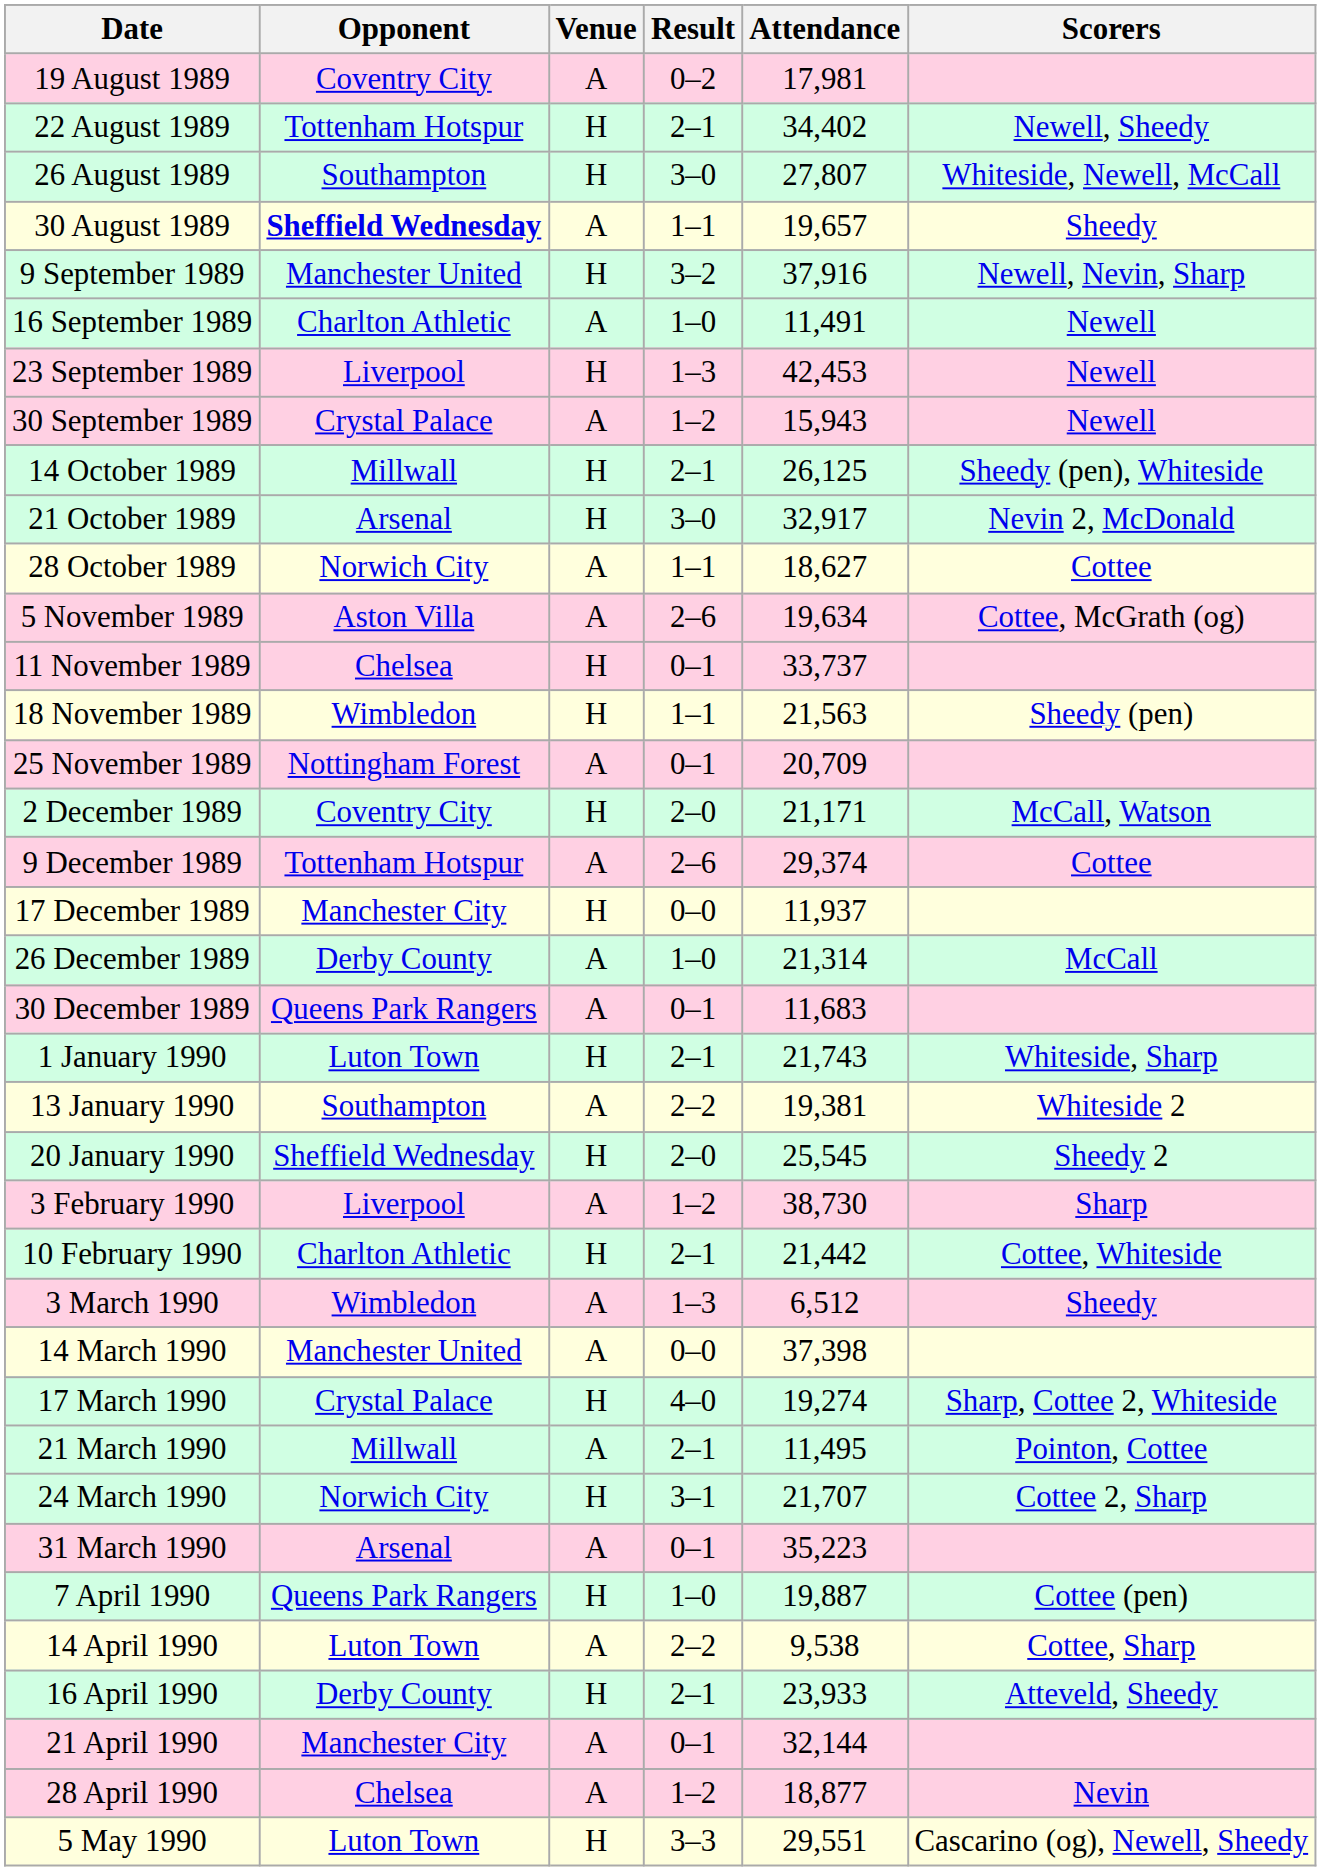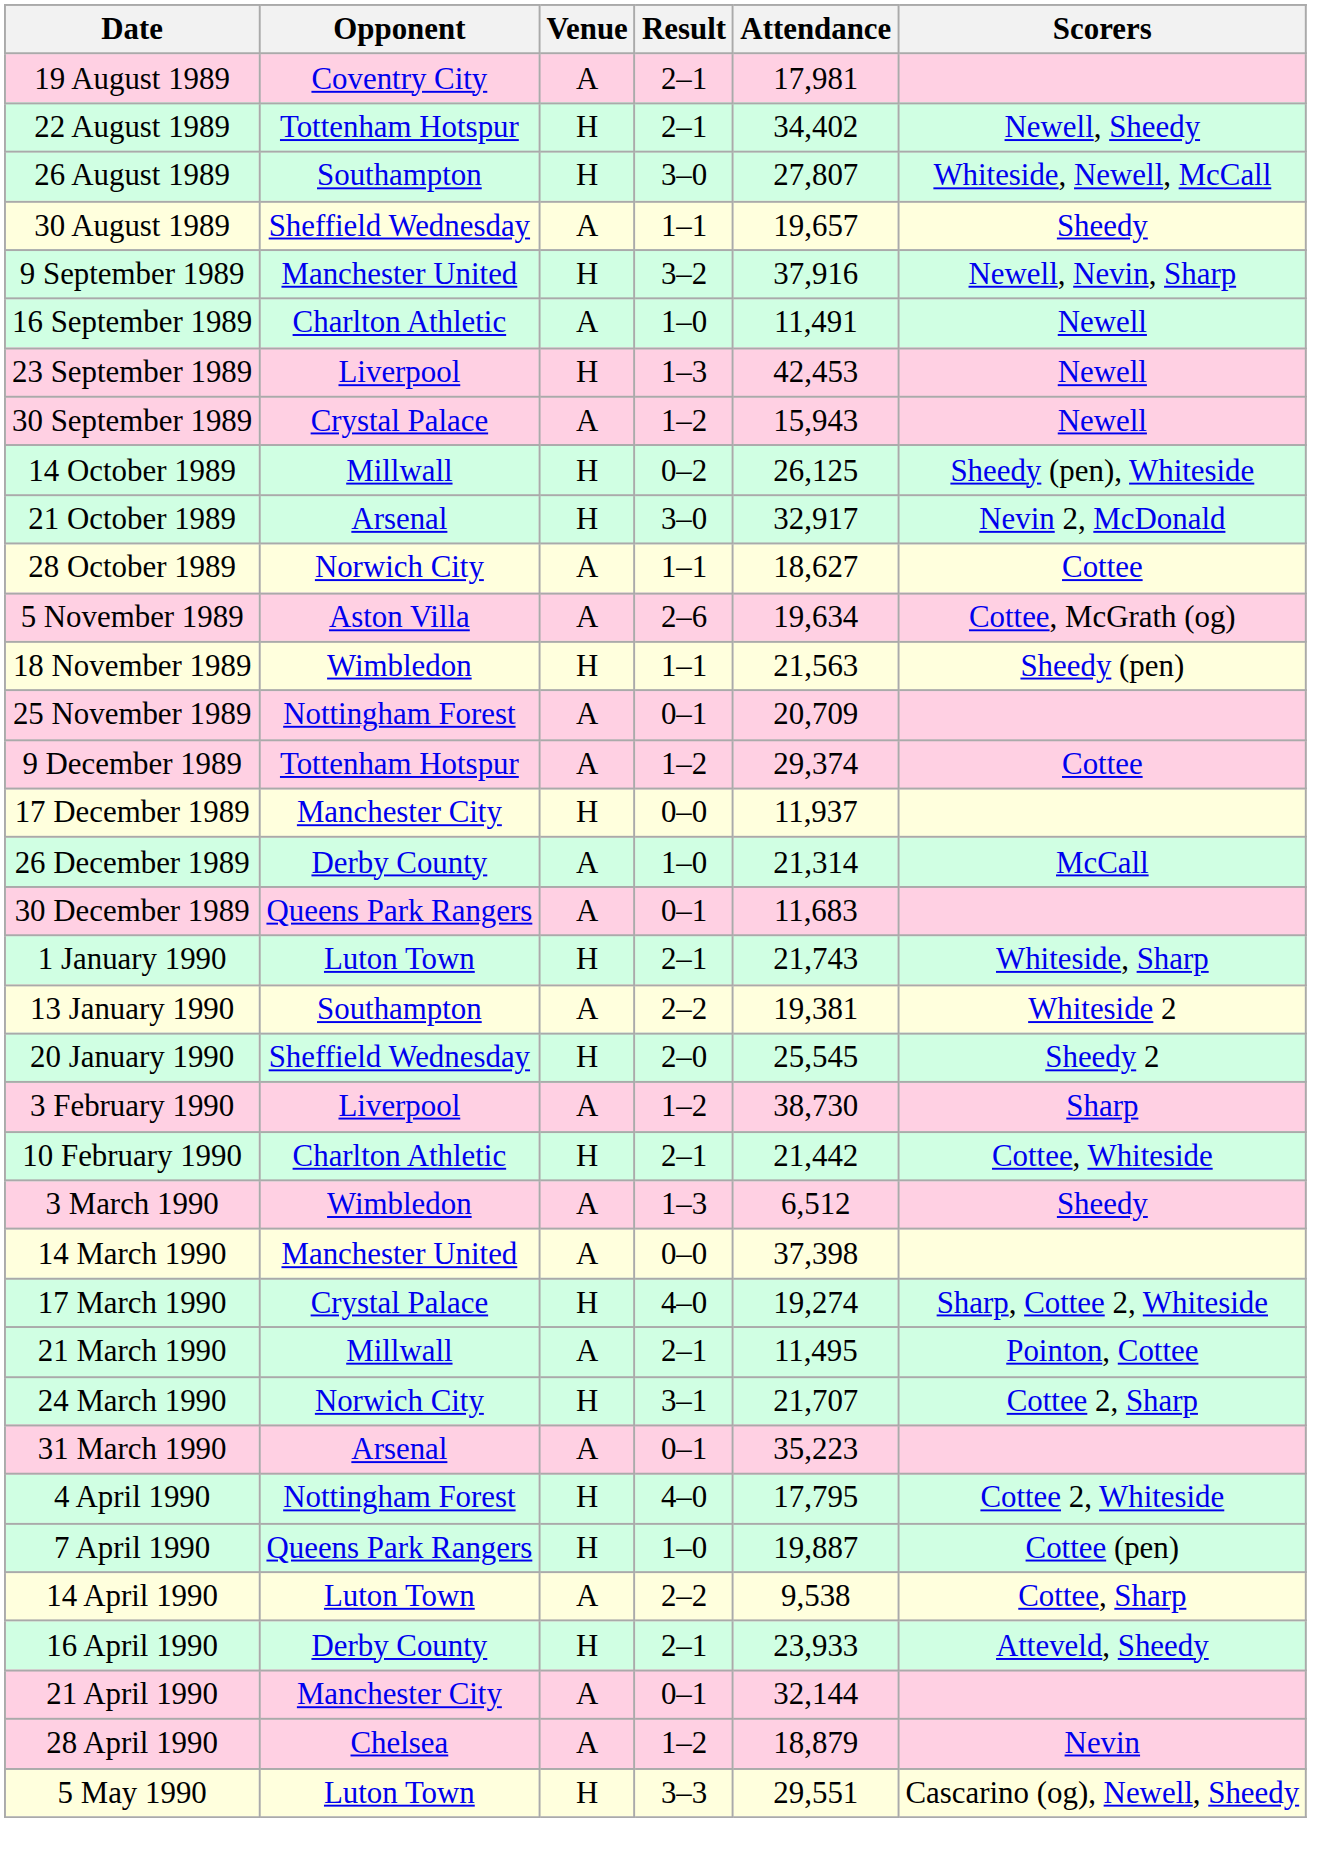(693, 77) 0–2 -> (684, 77) 2–1
(404, 224) bold -> (399, 224) normal
(693, 469) 2–1 -> (684, 469) 0–2
- row: (132, 665)
- row: (132, 812)
(693, 861) 2–6 -> (684, 763) 1–2
+ row: (132, 1498)
(825, 1792) 18,877 -> (816, 1743) 18,879
